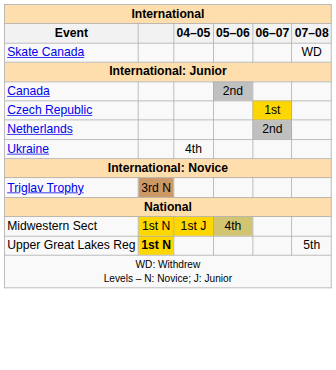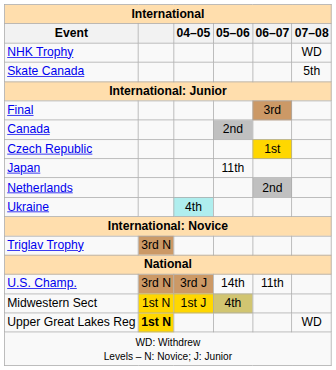+ row: (40, 52)
(312, 52) WD -> (312, 71) 5th
+ row: (20, 110)
+ row: (24, 168)
(193, 149) no background -> (193, 206) paleturquoise background
+ row: (42, 284)
(312, 245) 5th -> (312, 322) WD
